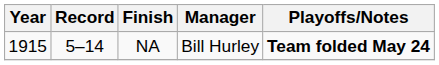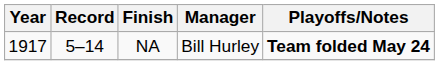(28, 45) 1915 -> (28, 45) 1917
